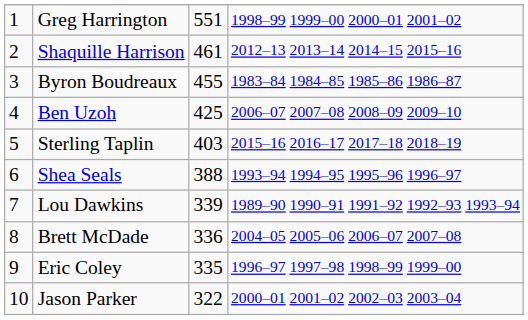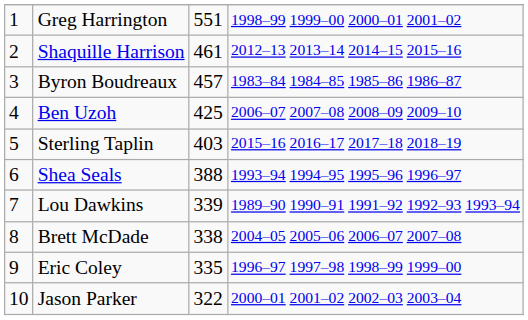(208, 81) 455 -> (208, 81) 457
(208, 236) 336 -> (208, 236) 338
